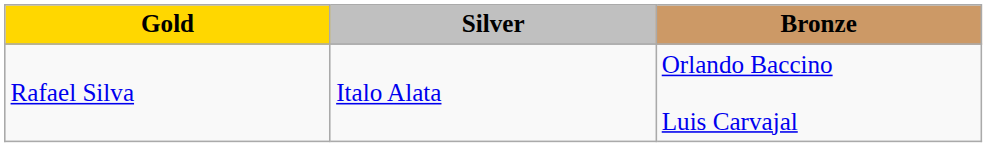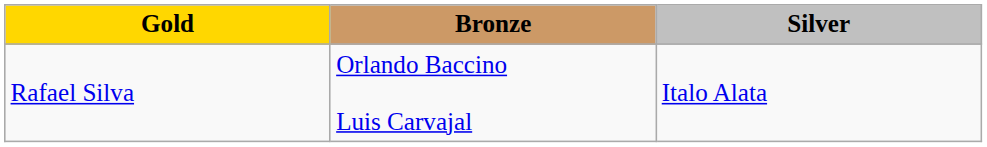columns swapped: (493, 24) <-> (819, 24)
